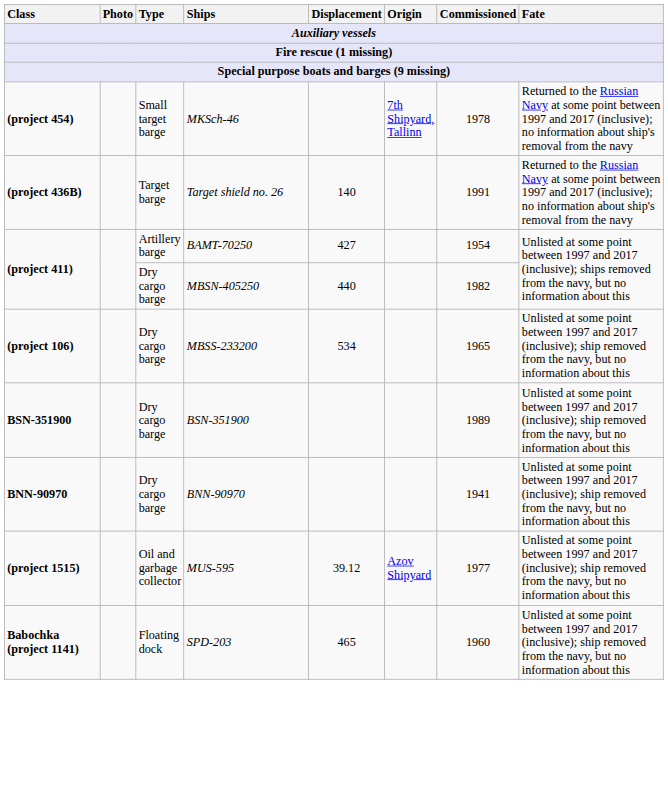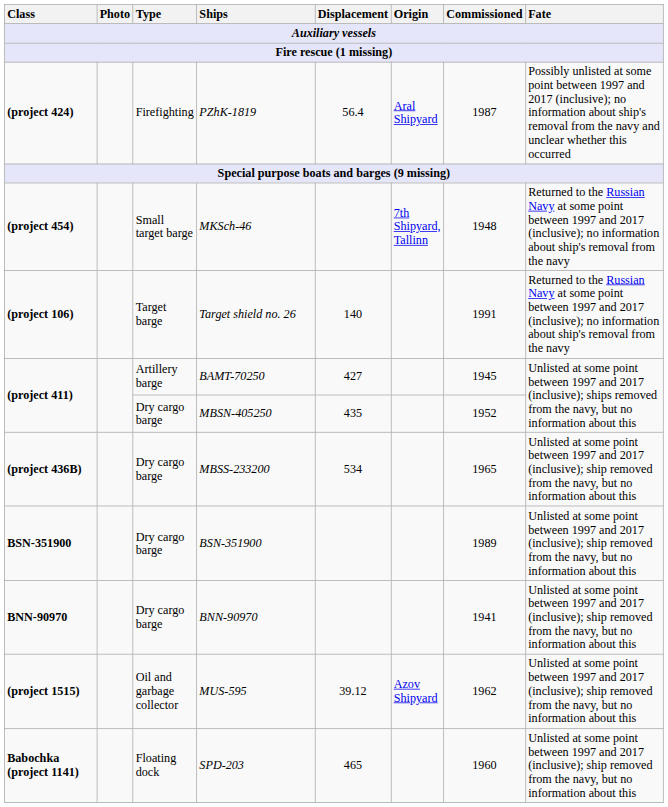+ row: (228, 113)
(478, 118) 1978 -> (484, 226) 1948
(44, 192) (project 436B) -> (40, 314) (project 106)
(478, 246) 1954 -> (484, 376) 1945
(347, 285) 440 -> (353, 413) 435
(478, 285) 1982 -> (484, 413) 1952
(40, 346) (project 106) -> (44, 469) (project 436B)
(478, 568) 1977 -> (484, 691) 1962
